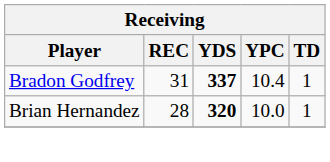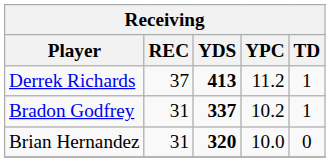+ row: (72, 80)
(268, 80) 10.4 -> (268, 111) 10.2
(179, 111) 28 -> (179, 141) 31
(307, 111) 1 -> (307, 141) 0
